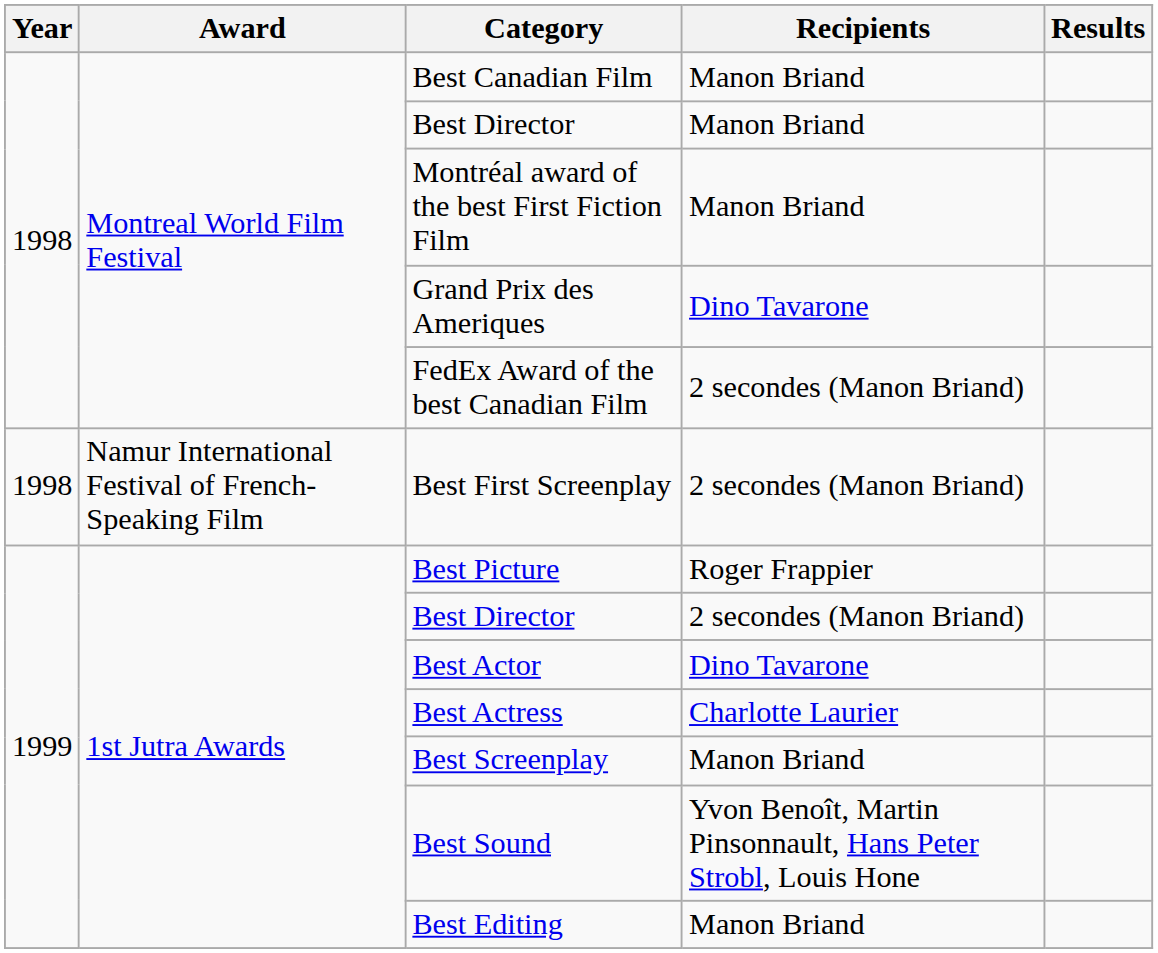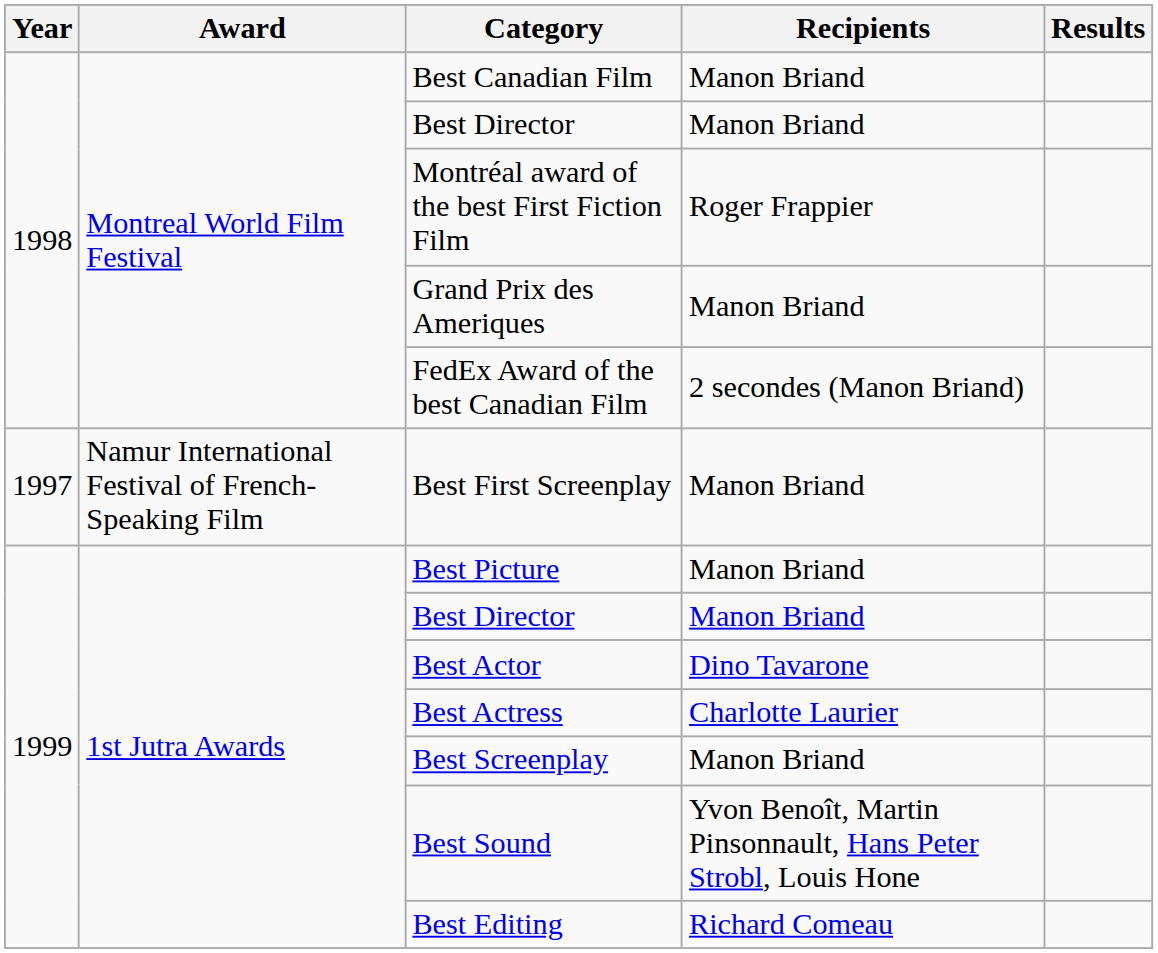(777, 206) Manon Briand -> (781, 206) Roger Frappier
(779, 305) Dino Tavarone -> (777, 305) Manon Briand
(42, 486) 1998 -> (42, 486) 1997
(857, 486) 2 secondes (Manon Briand) -> (777, 486) Manon Briand
(781, 568) Roger Frappier -> (777, 568) Manon Briand
(857, 616) 2 secondes (Manon Briand) -> (777, 616) Manon Briand
(777, 924) Manon Briand -> (791, 924) Richard Comeau
